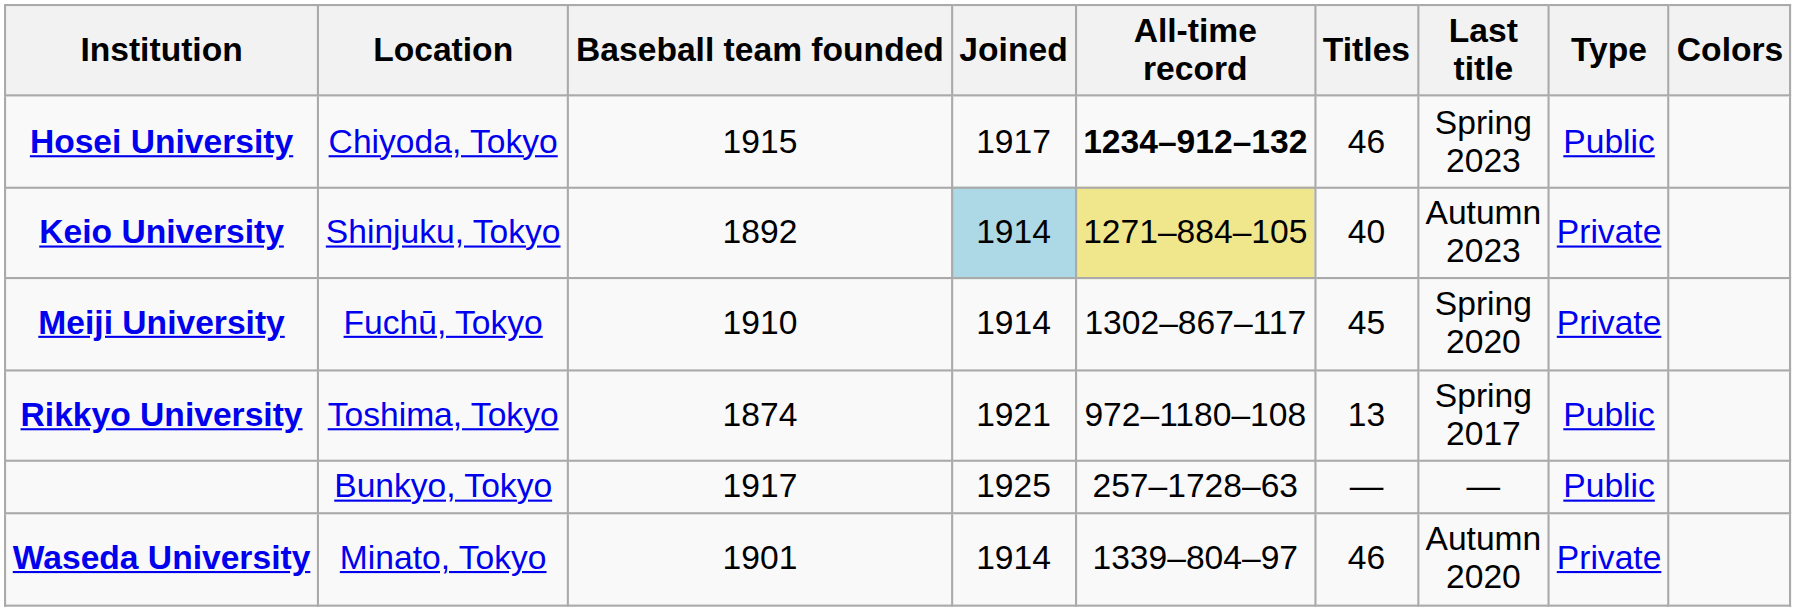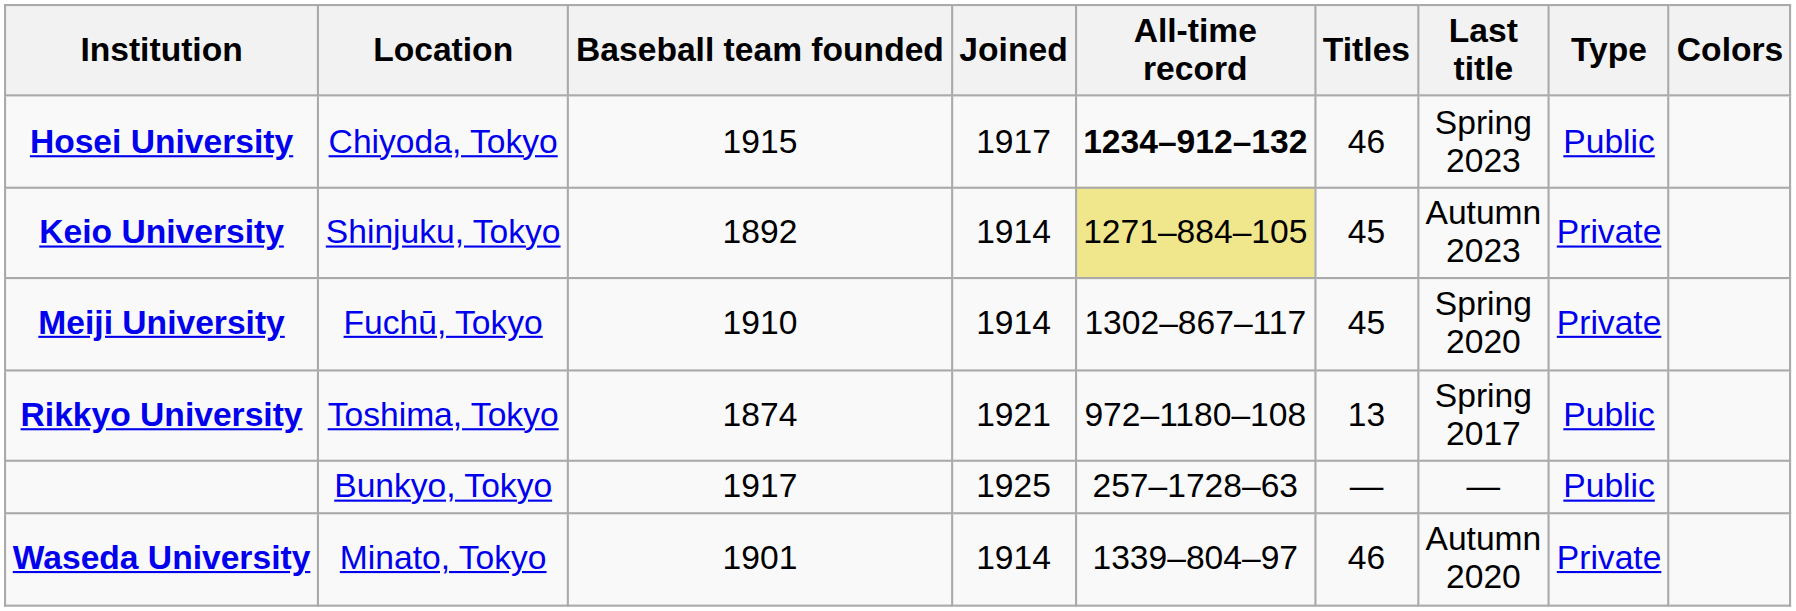(1014, 232) lightblue background -> (1014, 232) no background
(1366, 232) 40 -> (1366, 232) 45
